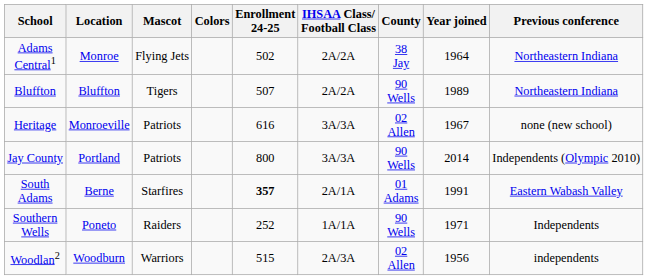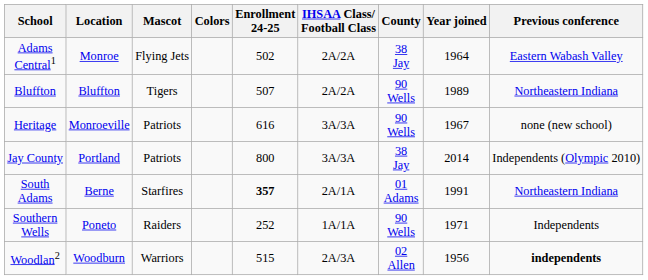(566, 56) Northeastern Indiana -> (566, 56) Eastern Wabash Valley
(401, 124) 02 Allen -> (401, 124) 90 Wells
(401, 158) 90 Wells -> (401, 158) 38 Jay
(566, 191) Eastern Wabash Valley -> (566, 191) Northeastern Indiana
(566, 258) normal -> (566, 258) bold
